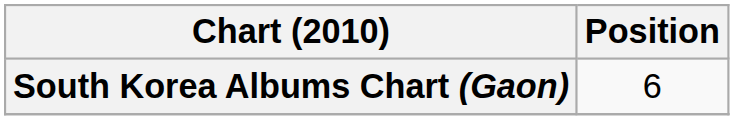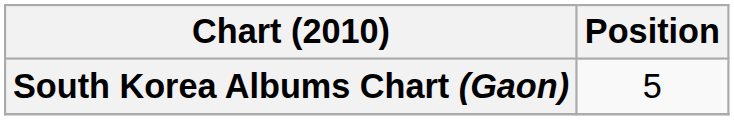(652, 85) 6 -> (652, 85) 5
